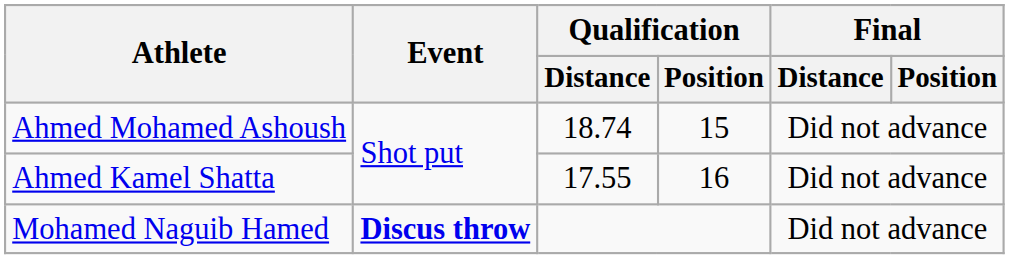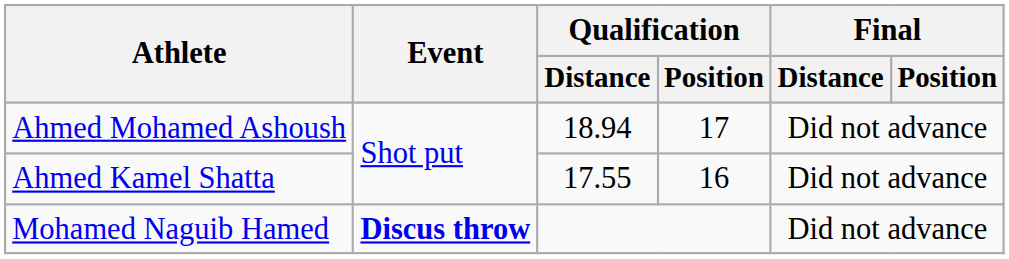(597, 128) 18.74 -> (597, 128) 18.94
(714, 128) 15 -> (714, 128) 17
